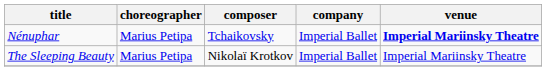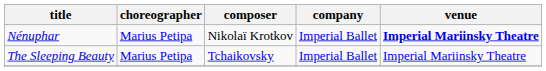(241, 35) Tchaikovsky -> (250, 35) Nikolaï Krotkov
(250, 55) Nikolaï Krotkov -> (241, 55) Tchaikovsky
